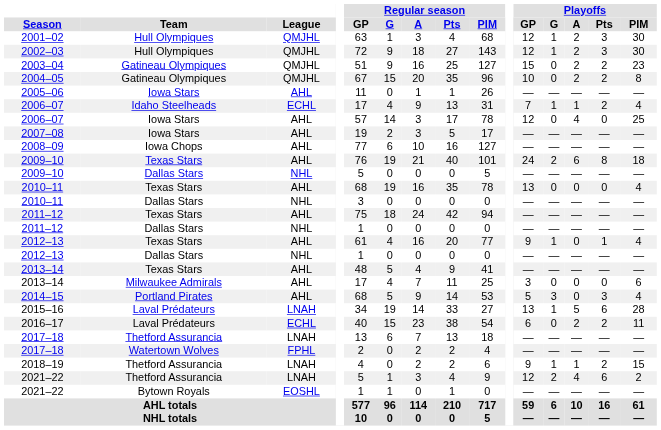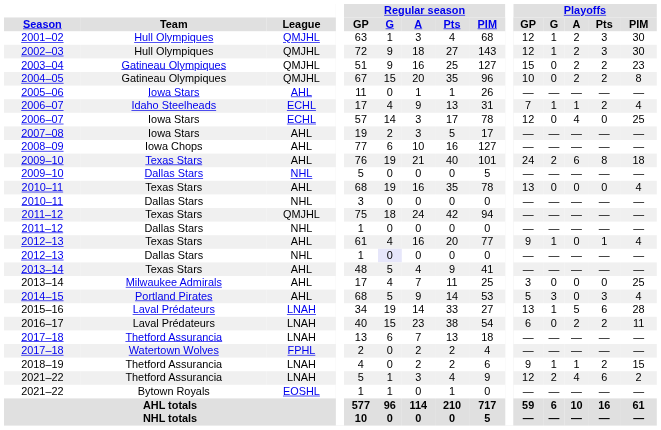(301, 119) AHL -> (301, 119) ECHL
(301, 214) AHL -> (301, 214) QMJHL
(390, 255) no background -> (390, 255) lavender background
(639, 282) 6 -> (639, 282) 25
(301, 323) ECHL -> (301, 323) LNAH
